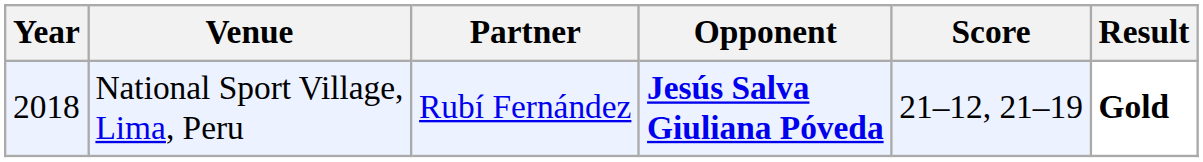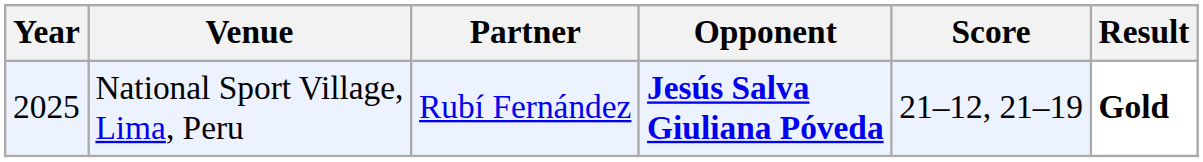(46, 107) 2018 -> (46, 107) 2025
